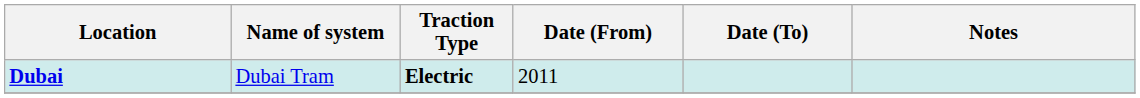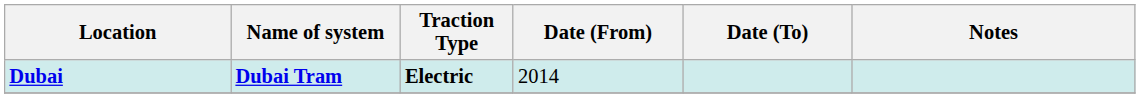(285, 76) normal -> (289, 76) bold
(538, 76) 2011 -> (538, 76) 2014
